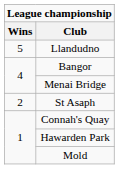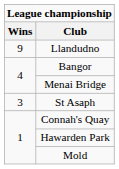(20, 48) 5 -> (20, 48) 9
(20, 102) 2 -> (20, 102) 3
